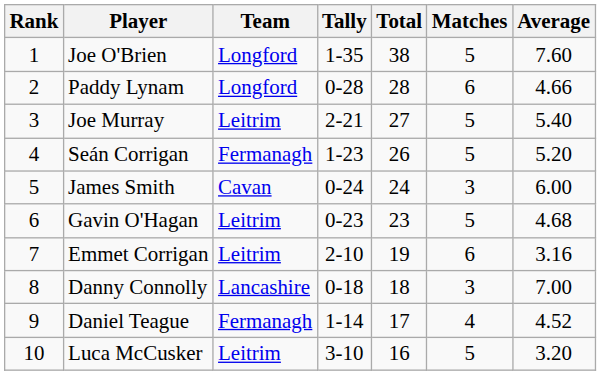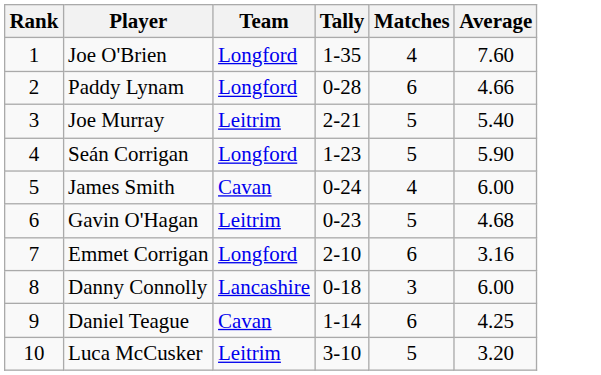- column: (399, 21)
(470, 54) 5 -> (412, 54) 4
(265, 154) Fermanagh -> (258, 154) Longford
(554, 154) 5.20 -> (496, 154) 5.90
(470, 187) 3 -> (412, 187) 4
(249, 253) Leitrim -> (258, 253) Longford
(554, 287) 7.00 -> (496, 287) 6.00
(265, 320) Fermanagh -> (245, 320) Cavan
(470, 320) 4 -> (412, 320) 6
(554, 320) 4.52 -> (496, 320) 4.25
